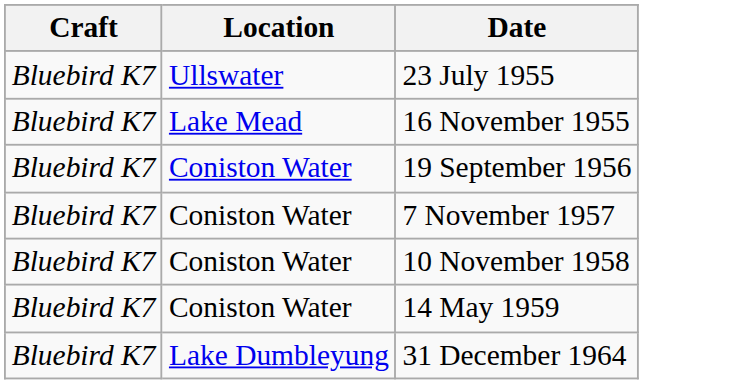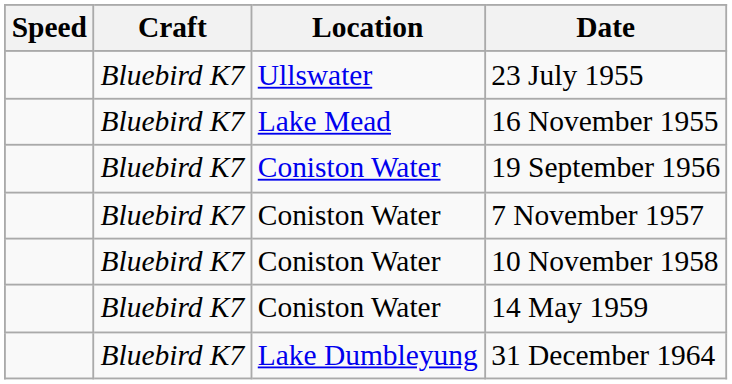+ column: (49, 27)
